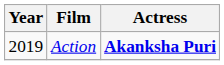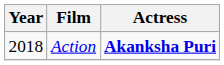(26, 45) 2019 -> (26, 45) 2018
